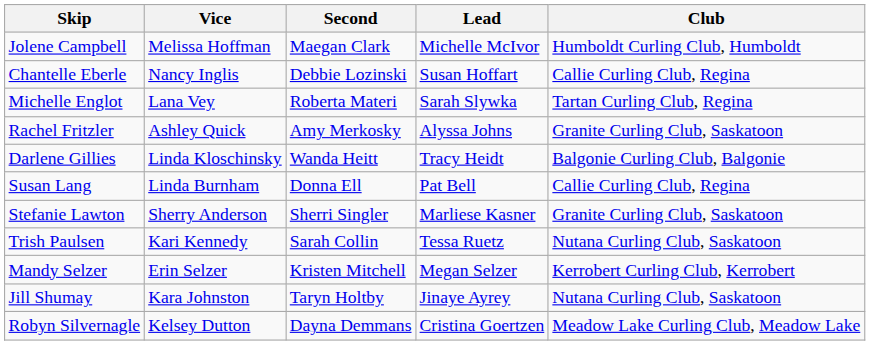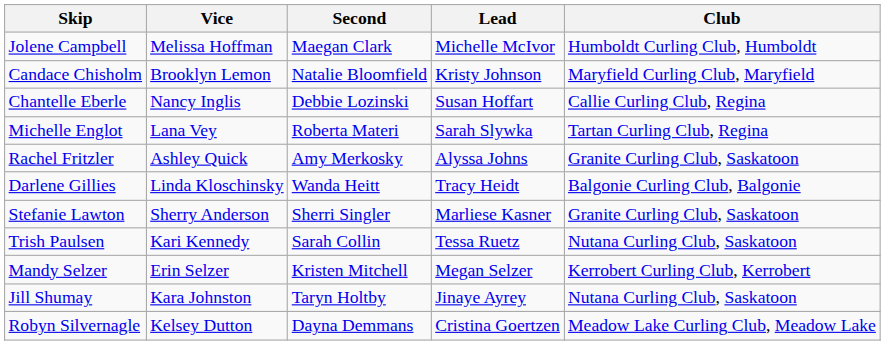+ row: (75, 74)
- row: (50, 185)
